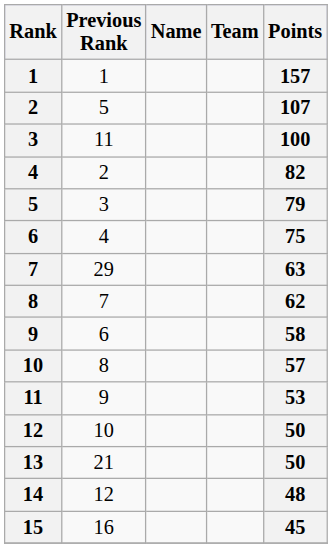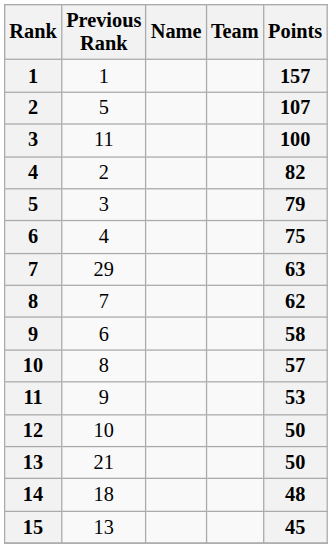(104, 494) 12 -> (104, 494) 18
(104, 526) 16 -> (104, 526) 13
